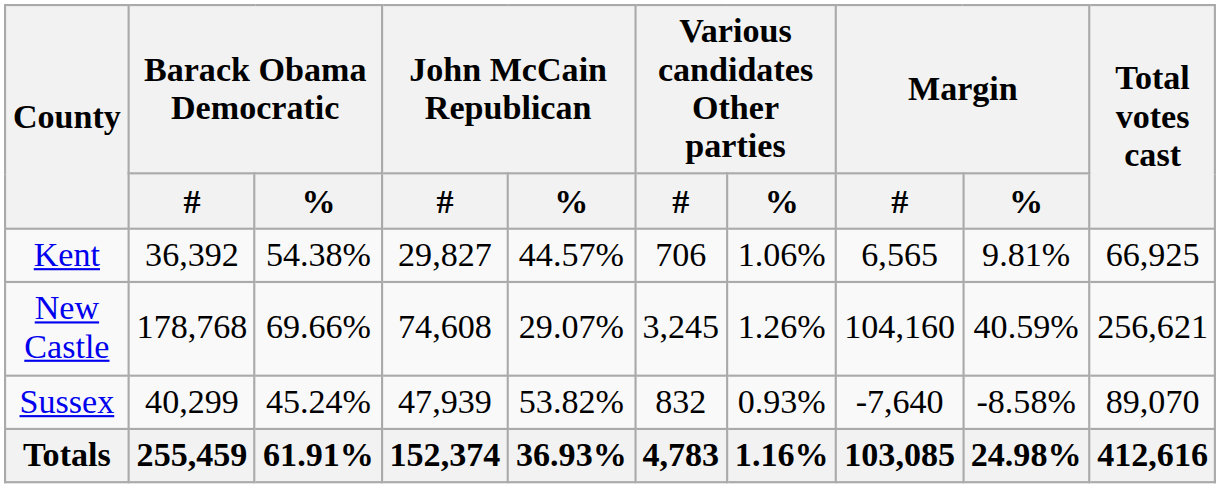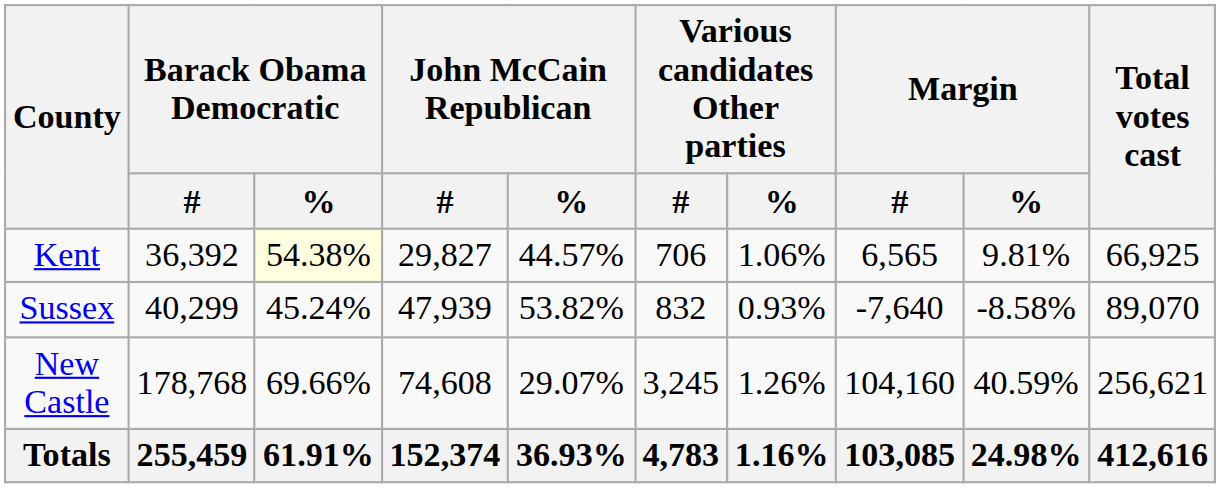(318, 254) no background -> (318, 254) lightyellow background
rows swapped: (67, 327) <-> (67, 401)
